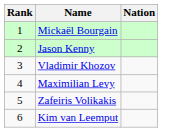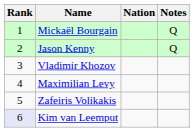+ column: (173, 13)
(20, 118) no background -> (20, 118) lavender background
